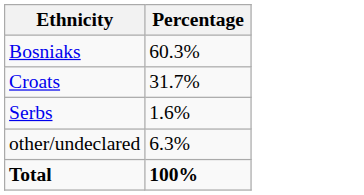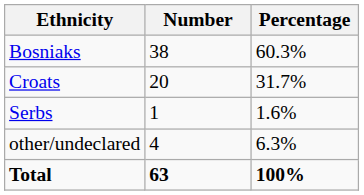+ column: (198, 19)
